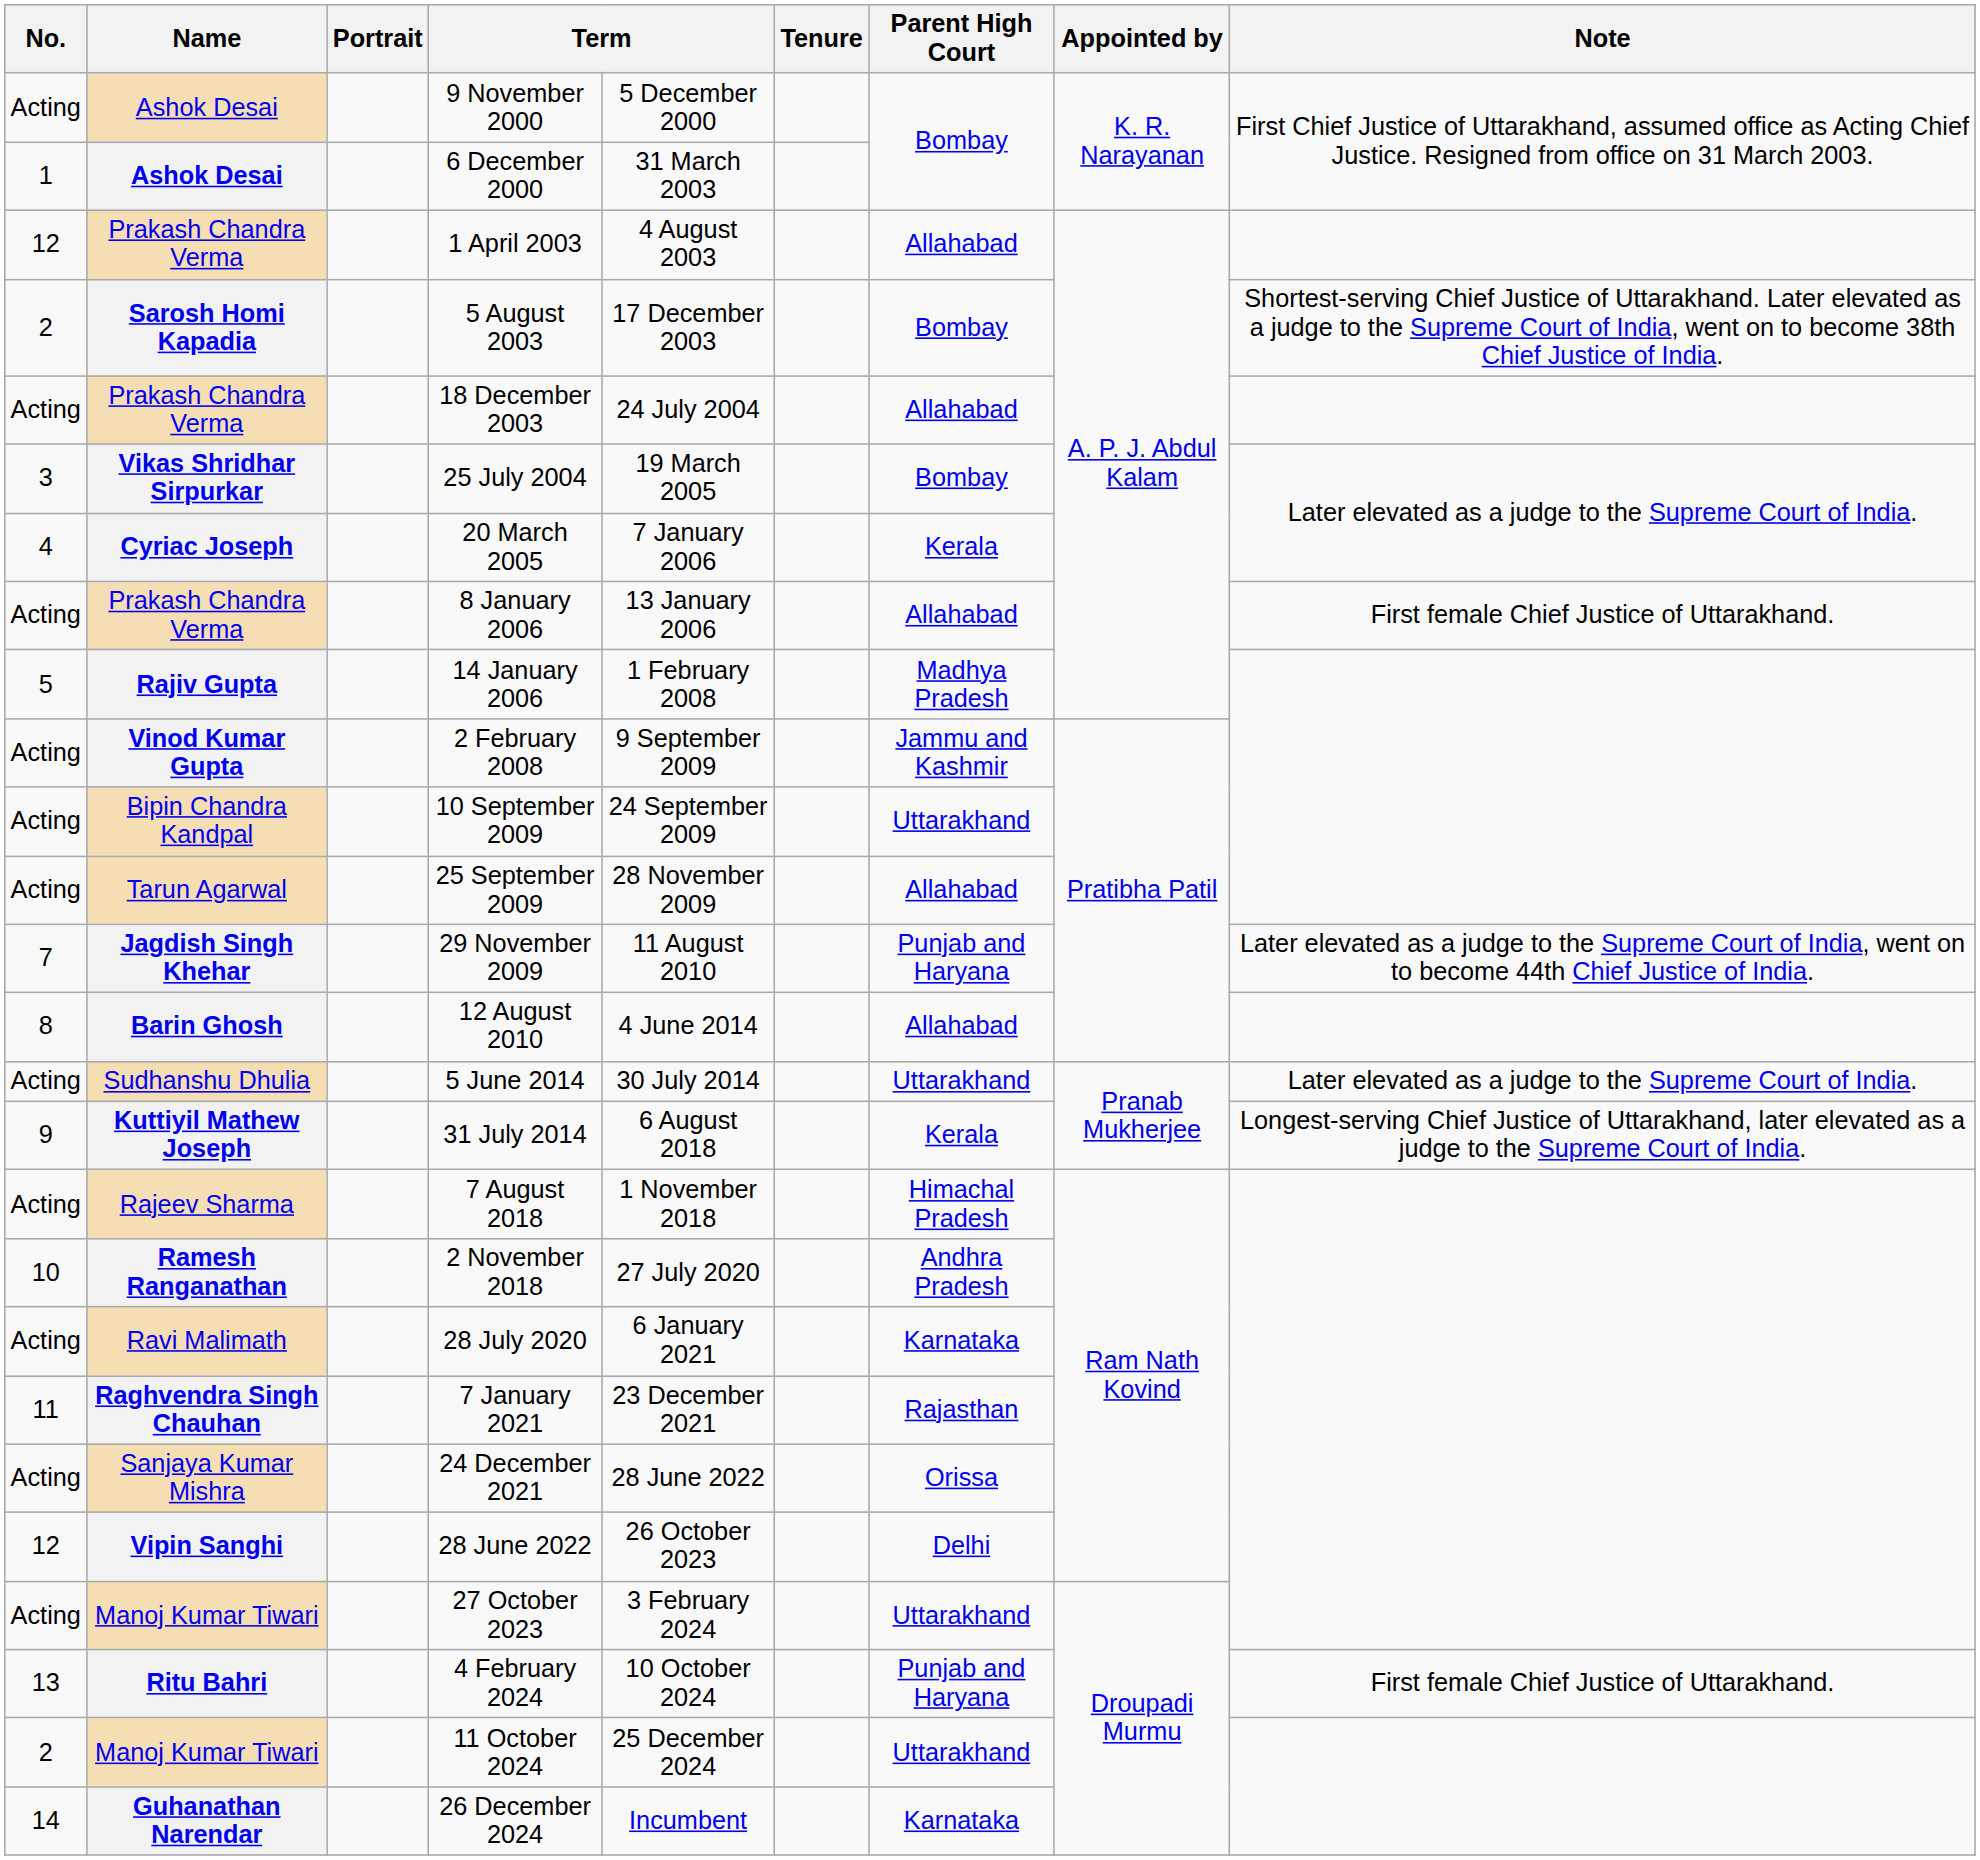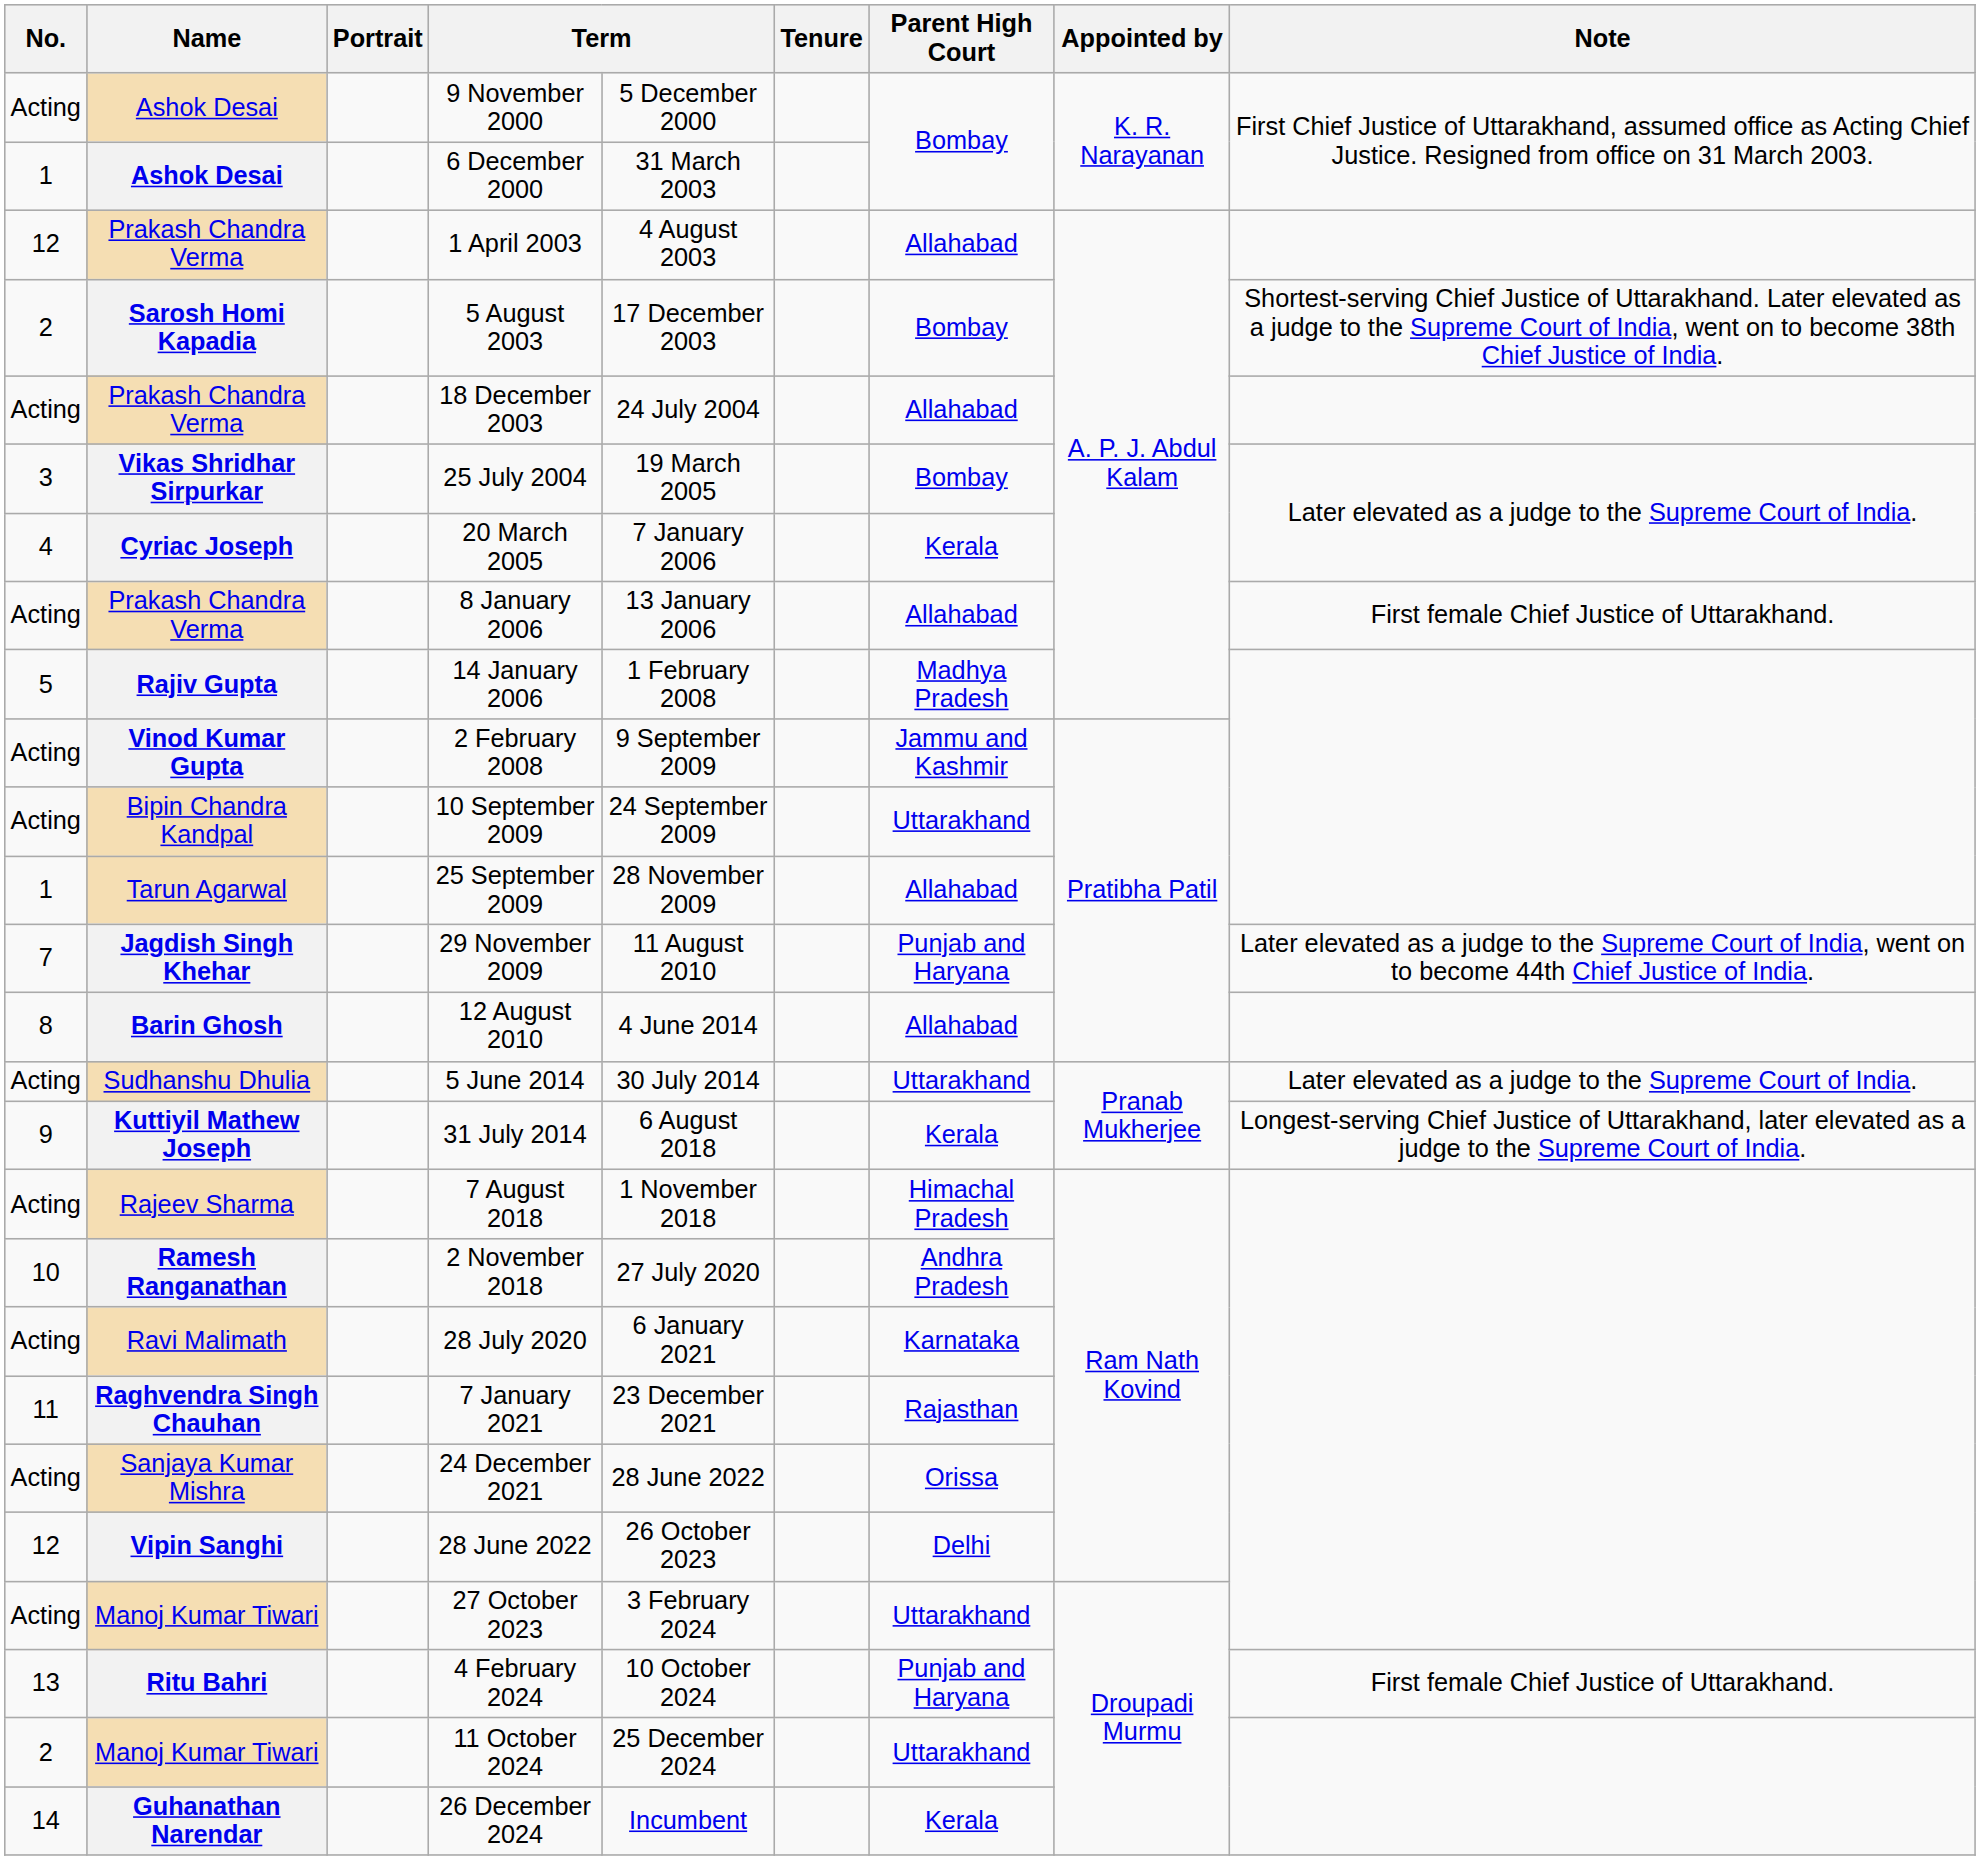(46, 889) Acting -> (46, 889) 1
(961, 1820) Karnataka -> (961, 1820) Kerala
